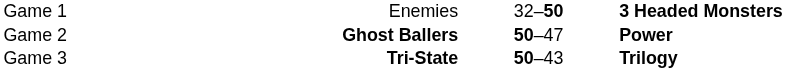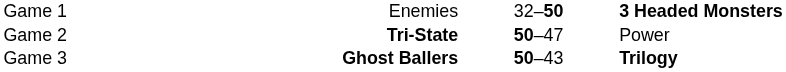(400, 35) Ghost Ballers -> (422, 35) Tri-State
(646, 35) bold -> (644, 35) normal
(422, 58) Tri-State -> (400, 58) Ghost Ballers
